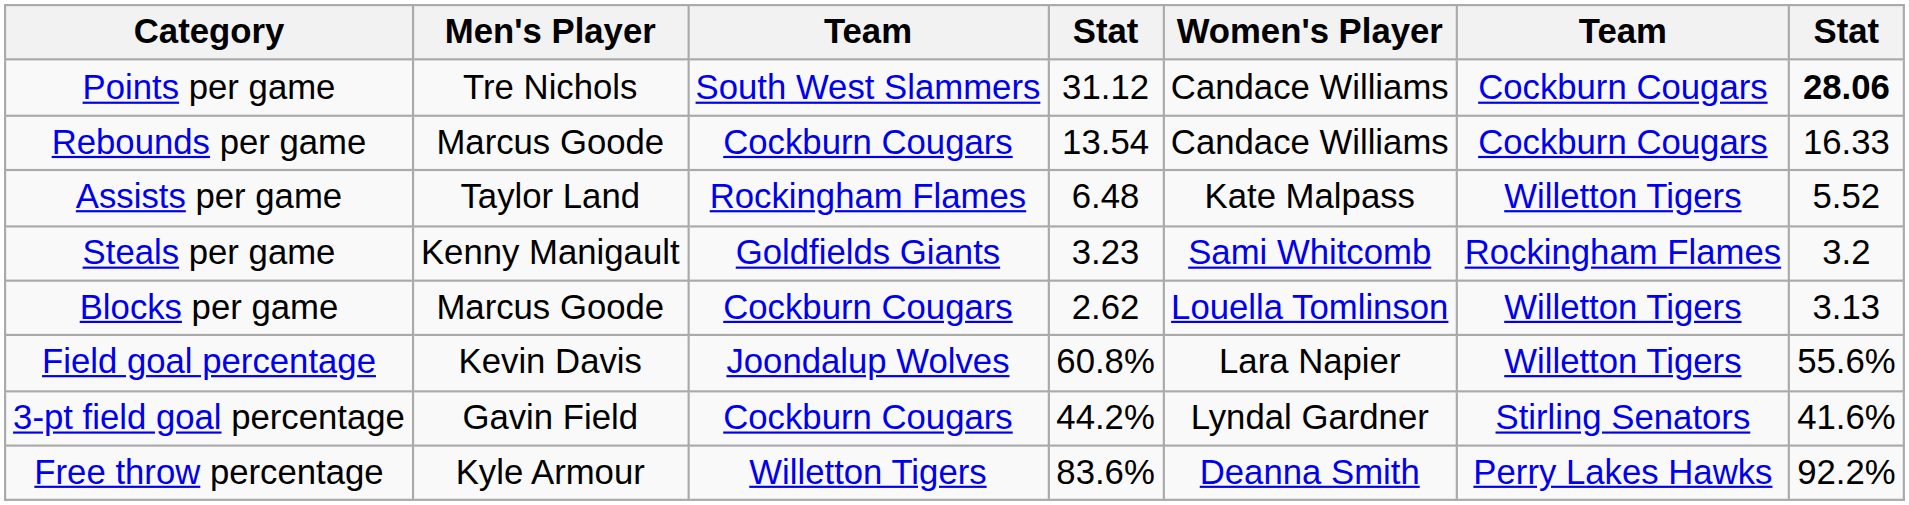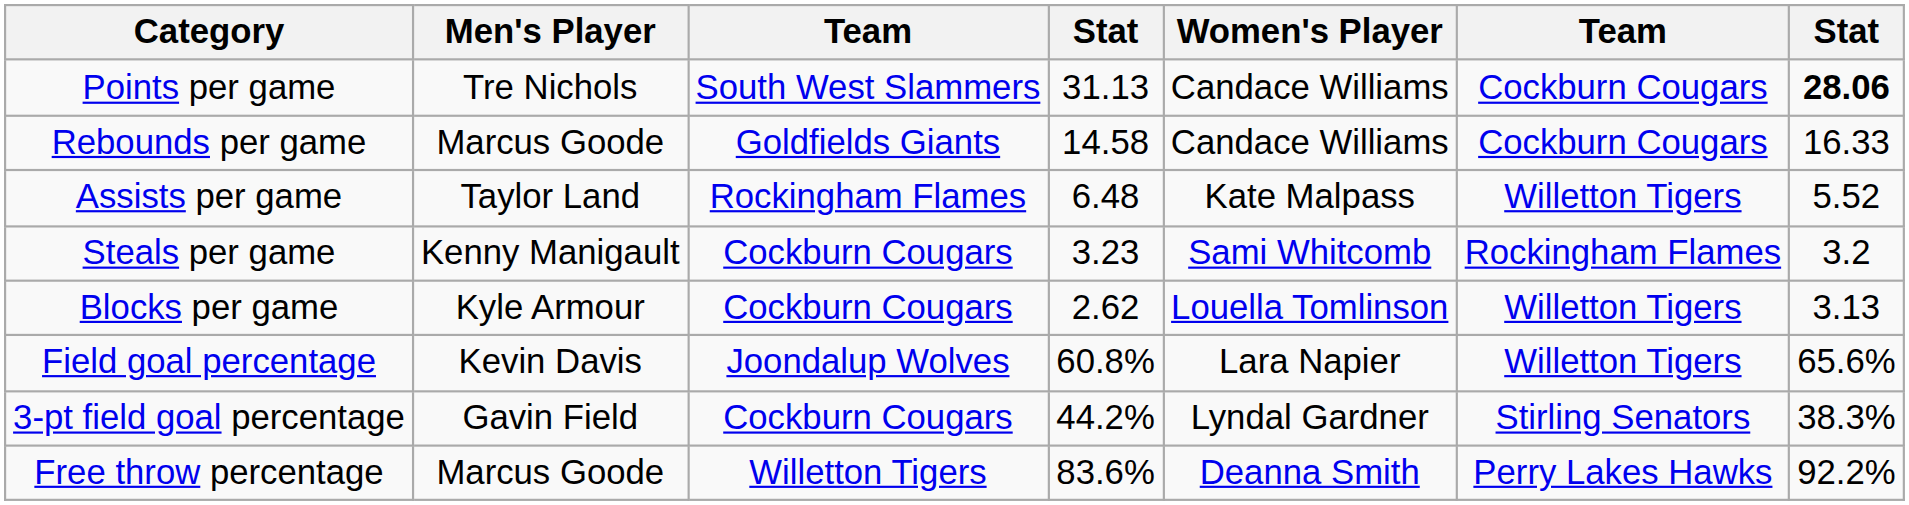(1106, 87) 31.12 -> (1106, 87) 31.13
(868, 142) Cockburn Cougars -> (868, 142) Goldfields Giants
(1106, 142) 13.54 -> (1106, 142) 14.58
(868, 252) Goldfields Giants -> (868, 252) Cockburn Cougars
(550, 307) Marcus Goode -> (550, 307) Kyle Armour
(1846, 362) 55.6% -> (1846, 362) 65.6%
(1846, 417) 41.6% -> (1846, 417) 38.3%
(550, 472) Kyle Armour -> (550, 472) Marcus Goode
